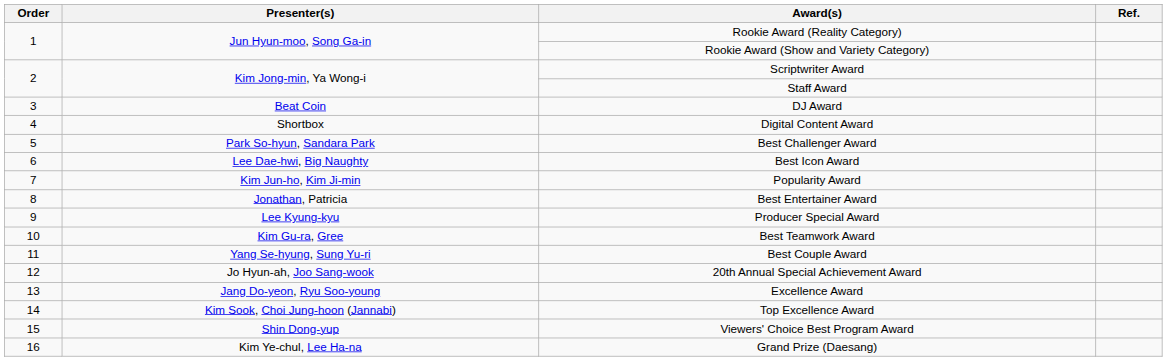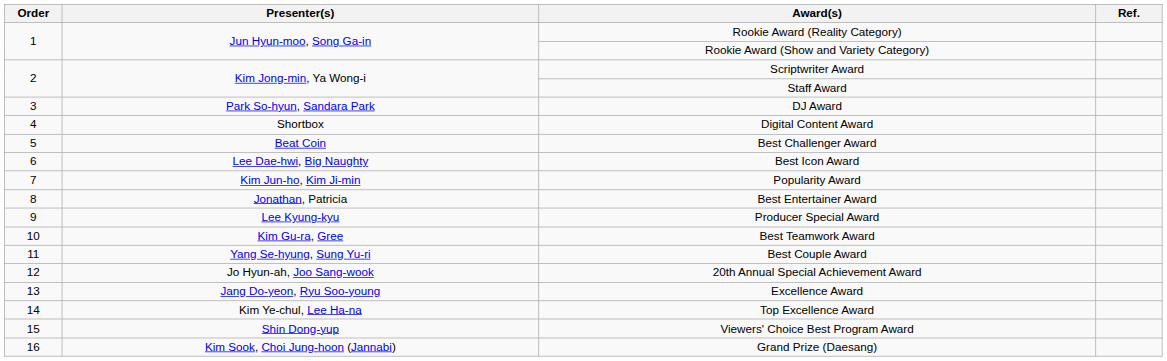(300, 106) Beat Coin -> (300, 106) Park So-hyun, Sandara Park
(300, 143) Park So-hyun, Sandara Park -> (300, 143) Beat Coin
(300, 310) Kim Sook, Choi Jung-hoon (Jannabi) -> (300, 310) Kim Ye-chul, Lee Ha-na
(300, 347) Kim Ye-chul, Lee Ha-na -> (300, 347) Kim Sook, Choi Jung-hoon (Jannabi)
